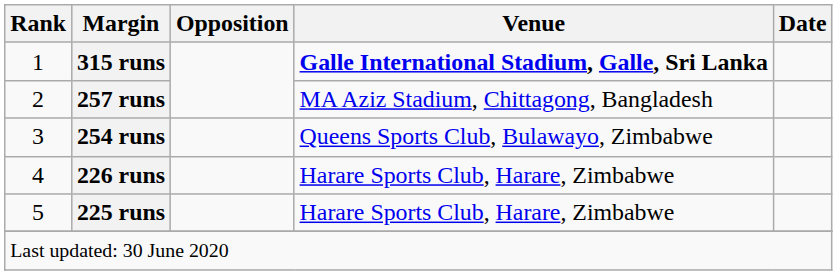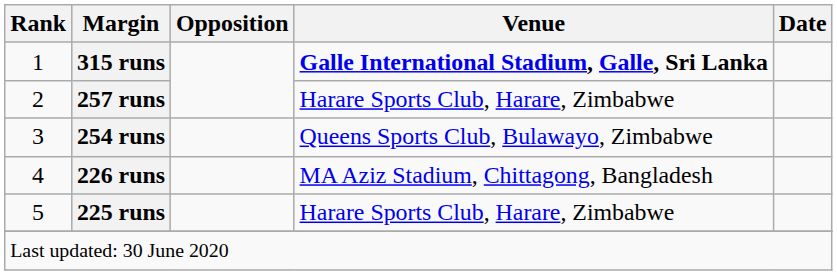(506, 99) MA Aziz Stadium, Chittagong, Bangladesh -> (487, 99) Harare Sports Club, Harare, Zimbabwe
(487, 174) Harare Sports Club, Harare, Zimbabwe -> (506, 174) MA Aziz Stadium, Chittagong, Bangladesh
